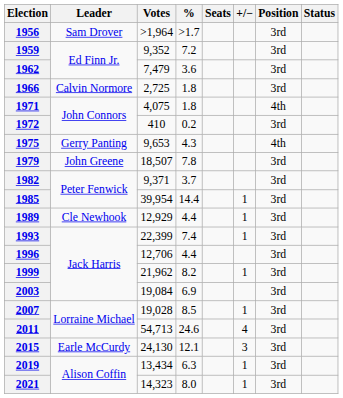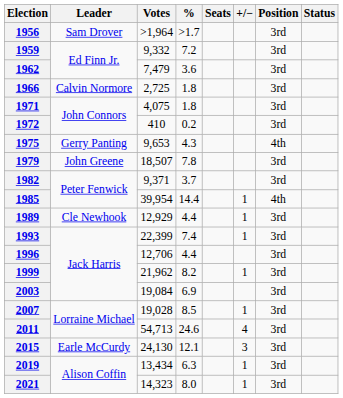(157, 50) 9,352 -> (157, 50) 9,332
(278, 106) 4th -> (278, 106) 3rd
(278, 198) 3rd -> (278, 198) 4th
